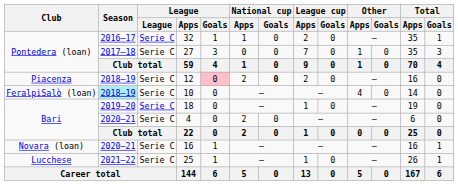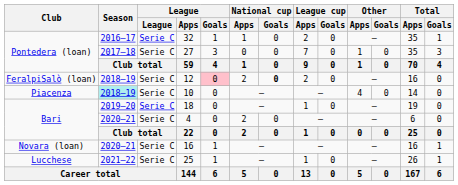(51, 79) Piacenza -> (51, 79) FeralpiSalò (loan)
(51, 92) FeralpiSalò (loan) -> (51, 92) Piacenza
